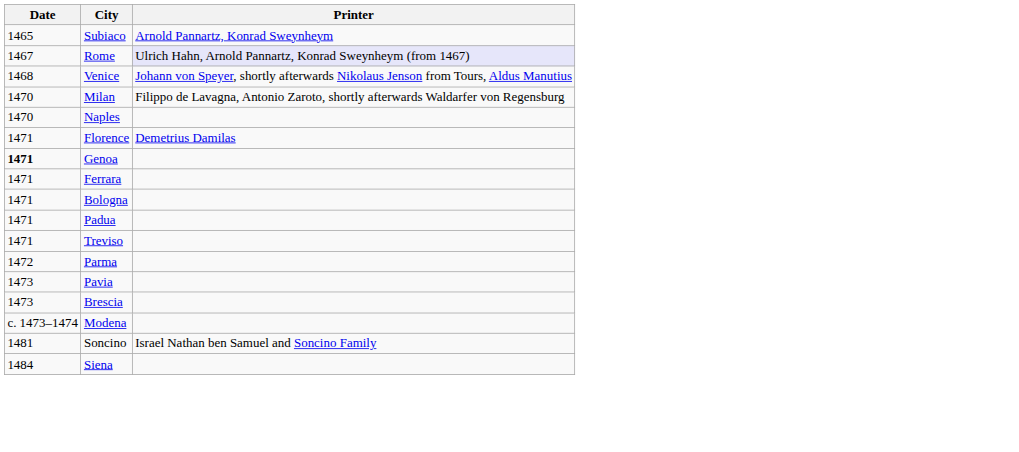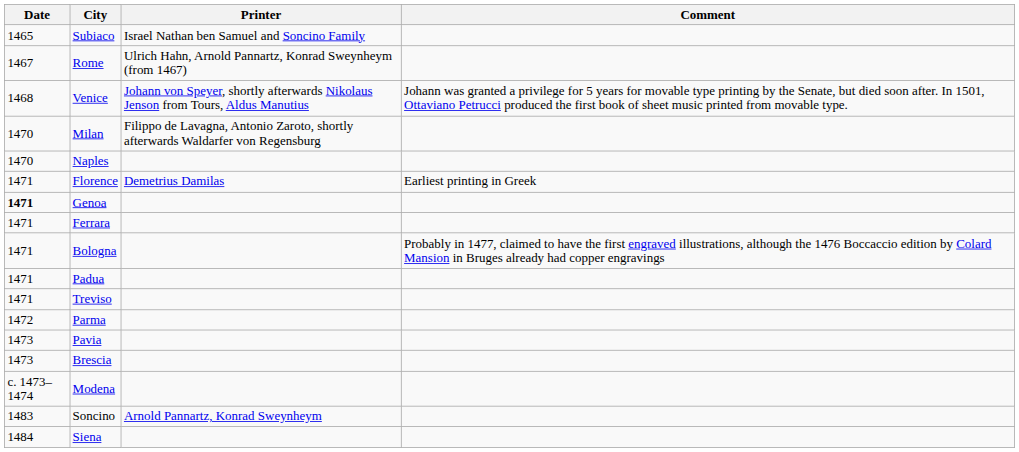+ column: (708, 14)
(234, 35) Arnold Pannartz, Konrad Sweynheym -> (245, 35) Israel Nathan ben Samuel and Soncino Family
(302, 55) lavender background -> (258, 63) no background
(20, 343) 1481 -> (20, 416) 1483
(256, 343) Israel Nathan ben Samuel and Soncino Family -> (223, 416) Arnold Pannartz, Konrad Sweynheym
